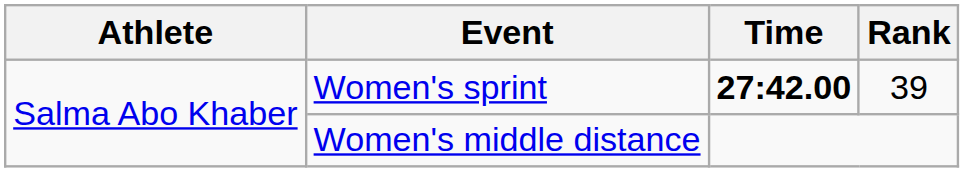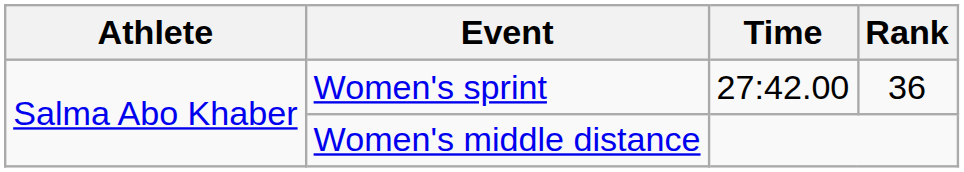(784, 86) bold -> (783, 86) normal
(909, 86) 39 -> (907, 86) 36
